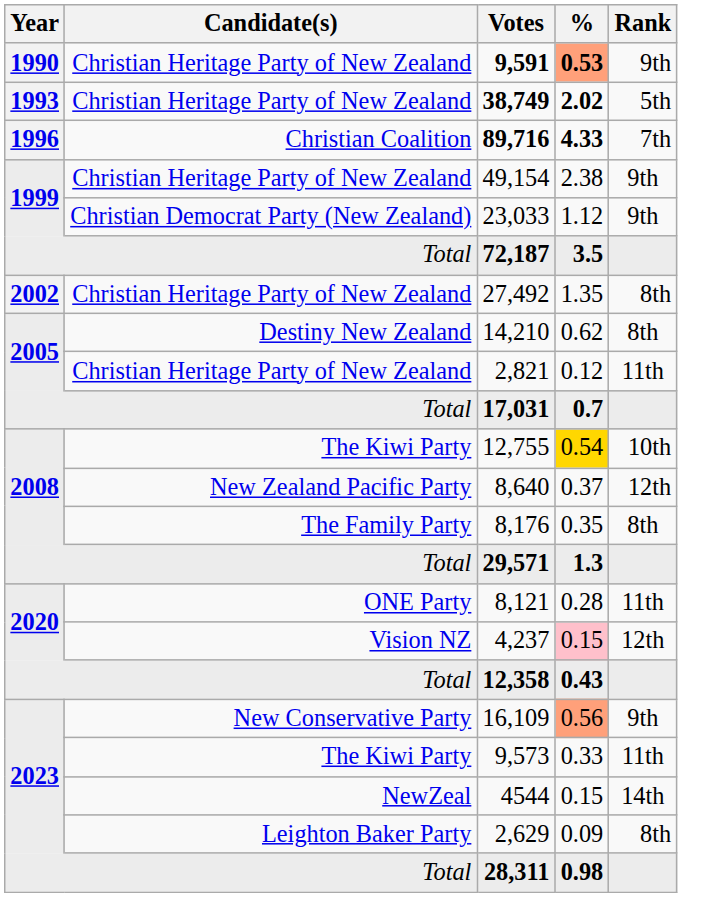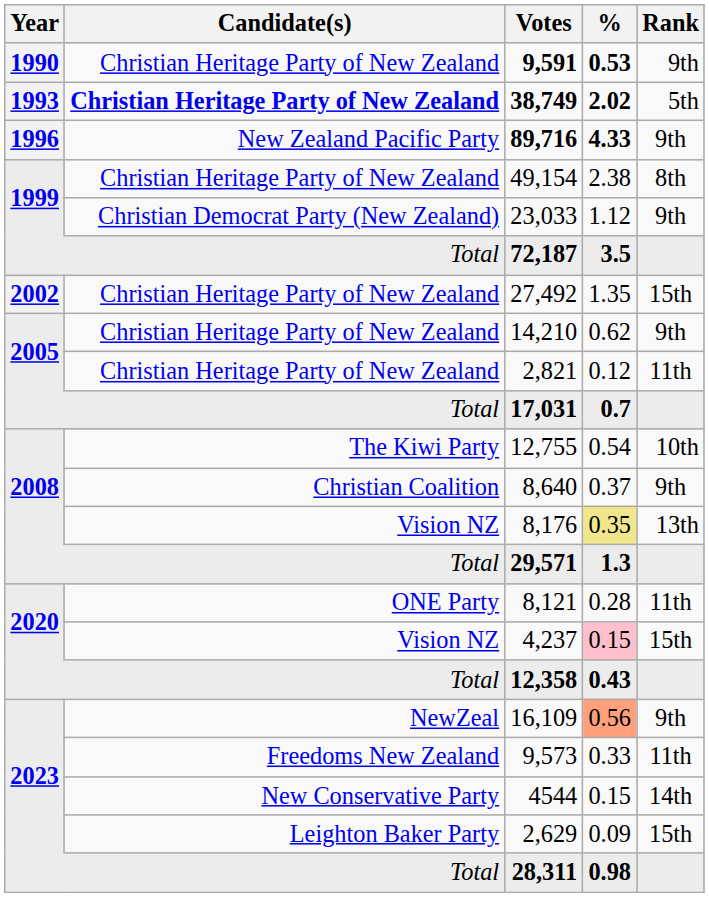(582, 62) lightsalmon background -> (610, 62) no background
(272, 100) normal -> (285, 100) bold
(378, 139) Christian Coalition -> (368, 139) New Zealand Pacific Party
(656, 139) 7th -> (671, 139) 9th
(643, 178) 9th -> (671, 178) 8th
(656, 293) 8th -> (671, 293) 15th
(365, 332) Destiny New Zealand -> (300, 332) Christian Heritage Party of New Zealand
(643, 332) 8th -> (671, 332) 9th
(582, 448) gold background -> (610, 448) no background
(341, 486) New Zealand Pacific Party -> (406, 486) Christian Coalition
(650, 486) 12th -> (671, 486) 9th
(386, 525) The Family Party -> (448, 525) Vision NZ
(582, 525) no background -> (610, 525) khaki background
(643, 525) 8th -> (677, 525) 13th
(643, 640) 12th -> (671, 640) 15th
(352, 718) New Conservative Party -> (455, 718) NewZeal
(396, 756) The Kiwi Party -> (383, 756) Freedoms New Zealand
(427, 795) NewZeal -> (380, 795) New Conservative Party
(656, 833) 8th -> (671, 833) 15th
